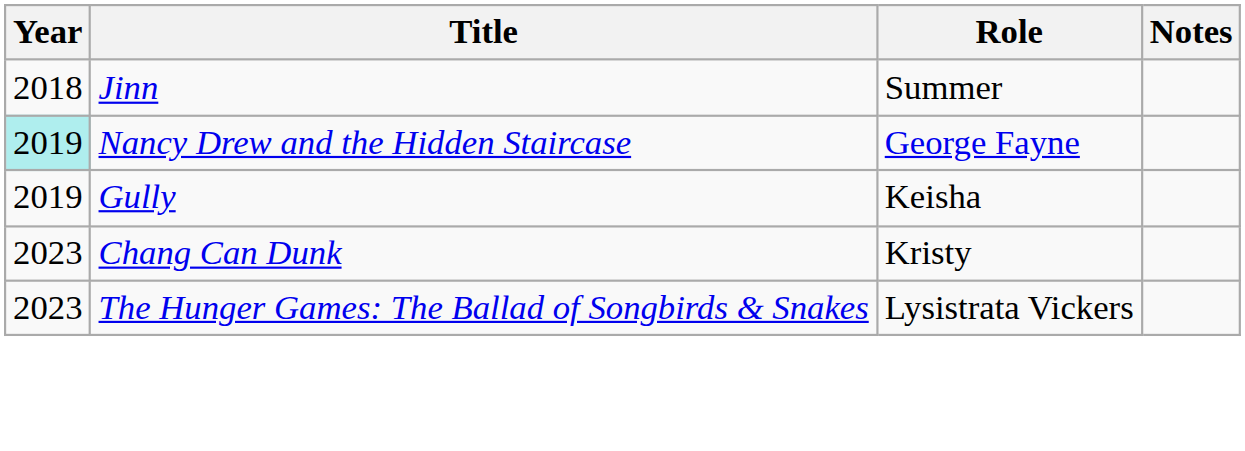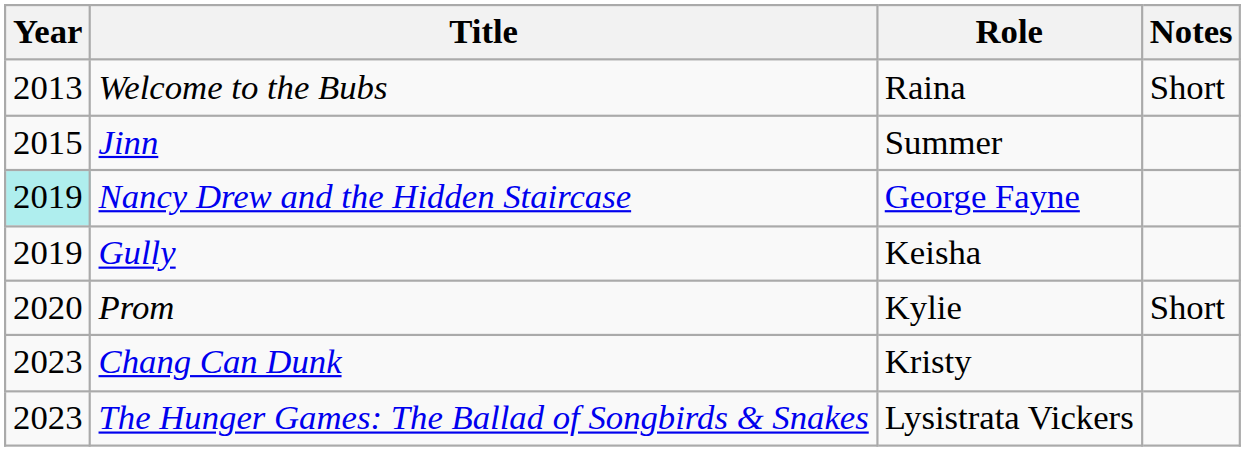+ row: (243, 87)
(48, 87) 2018 -> (48, 142) 2015
+ row: (136, 307)
